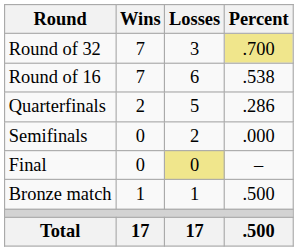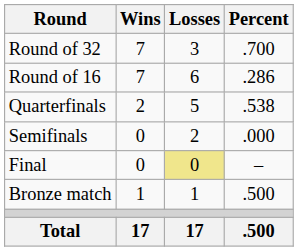(259, 48) khaki background -> (259, 48) no background
(259, 77) .538 -> (259, 77) .286
(259, 106) .286 -> (259, 106) .538
